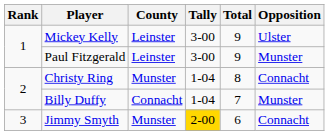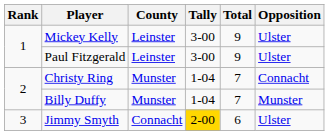(280, 57) Munster -> (274, 57) Ulster
(237, 78) 8 -> (237, 78) 7
(157, 99) Connacht -> (154, 99) Munster
(154, 120) Munster -> (157, 120) Connacht
(284, 120) Connacht -> (274, 120) Ulster
